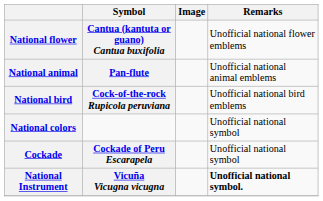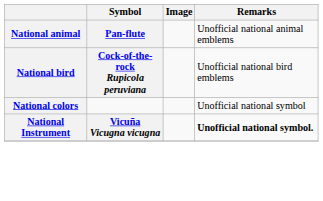- row: (43, 39)
- row: (43, 154)
